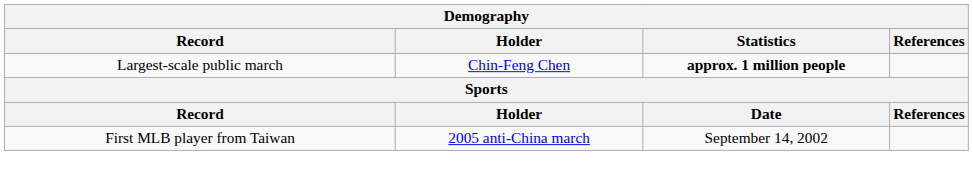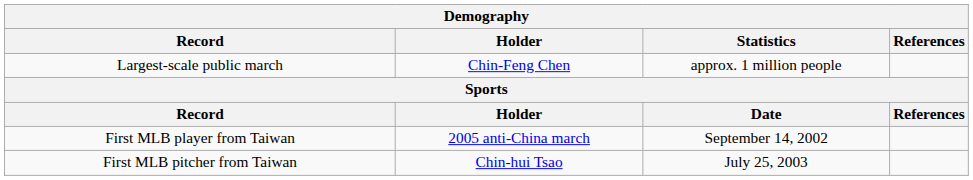(766, 65) bold -> (766, 65) normal
+ row: (200, 162)
